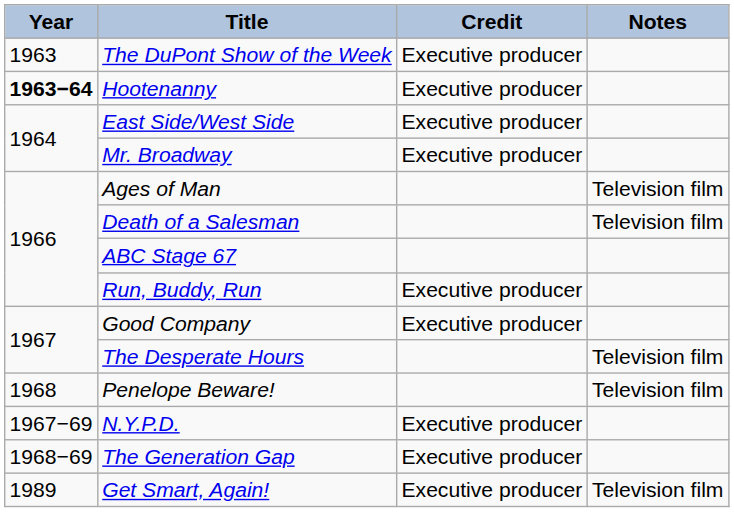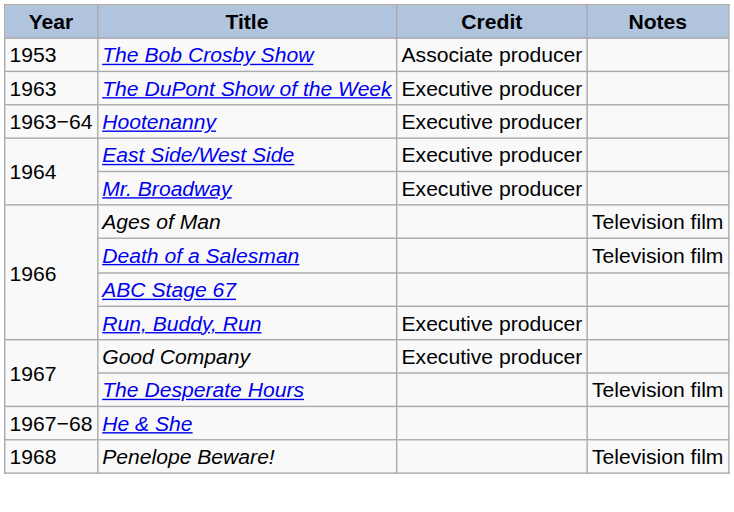+ row: (208, 55)
(51, 88) bold -> (51, 122) normal
+ row: (147, 423)
- row: (141, 423)
- row: (198, 456)
- row: (186, 490)
